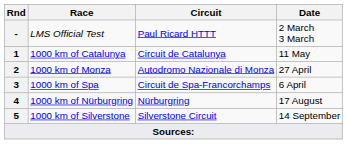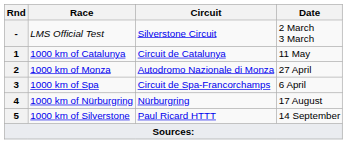(177, 33) Paul Ricard HTTT -> (177, 33) Silverstone Circuit
(177, 116) Silverstone Circuit -> (177, 116) Paul Ricard HTTT
